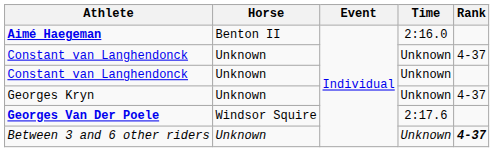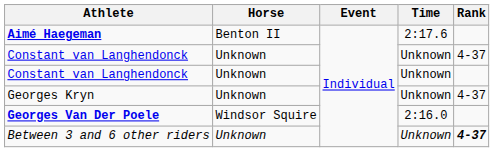(426, 35) 2:16.0 -> (426, 35) 2:17.6
(426, 116) 2:17.6 -> (426, 116) 2:16.0
